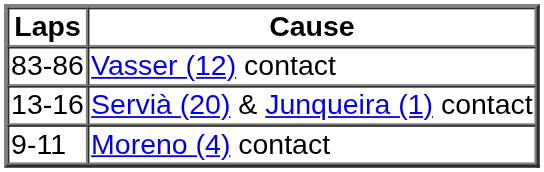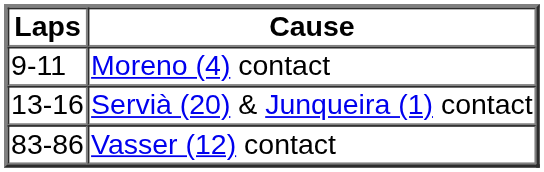rows swapped: (211, 144) <-> (213, 65)
